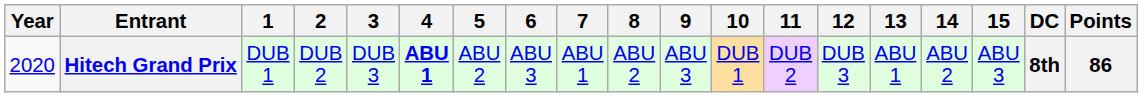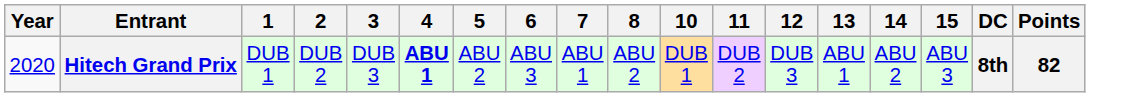- column: (686, 20)
(1101, 64) 86 -> (1049, 64) 82
